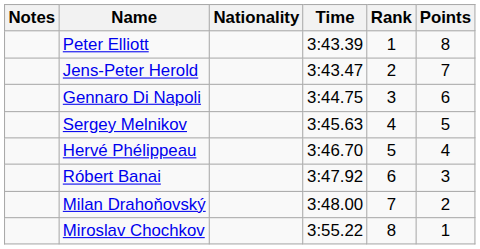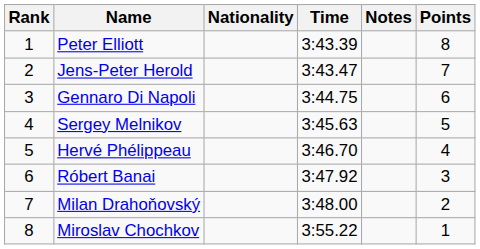columns swapped: (391, 17) <-> (32, 17)
